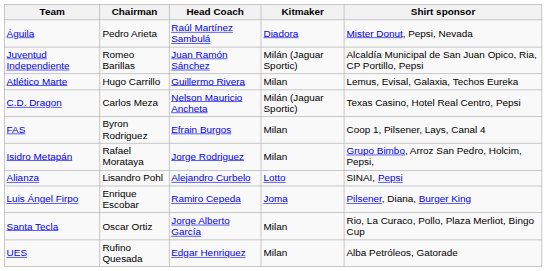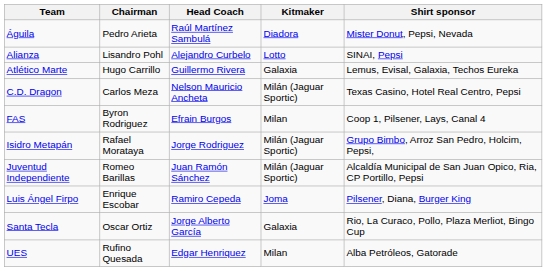rows swapped: (23, 178) <-> (38, 60)
(275, 81) Milan -> (280, 70) Galaxia
(275, 156) Milan -> (294, 145) Milán (Jaguar Sportic)
(275, 226) Milan -> (280, 226) Galaxia
